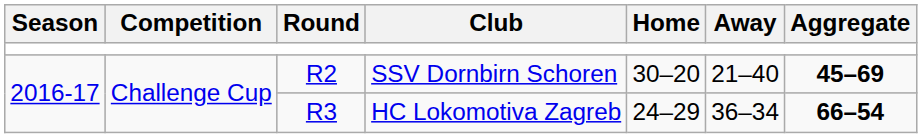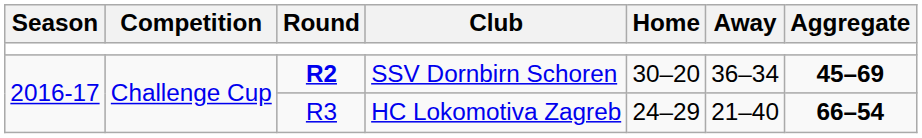(321, 73) normal -> (321, 73) bold
(745, 73) 21–40 -> (745, 73) 36–34
(745, 112) 36–34 -> (745, 112) 21–40
